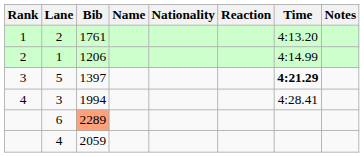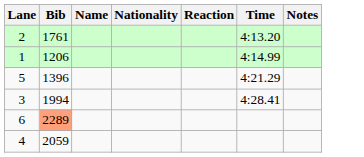- column: (23, 15)
(93, 78) 1397 -> (56, 78) 1396
(298, 78) bold -> (260, 78) normal
